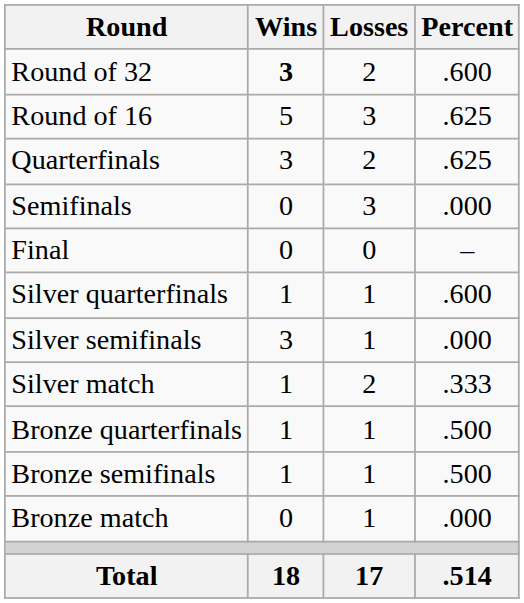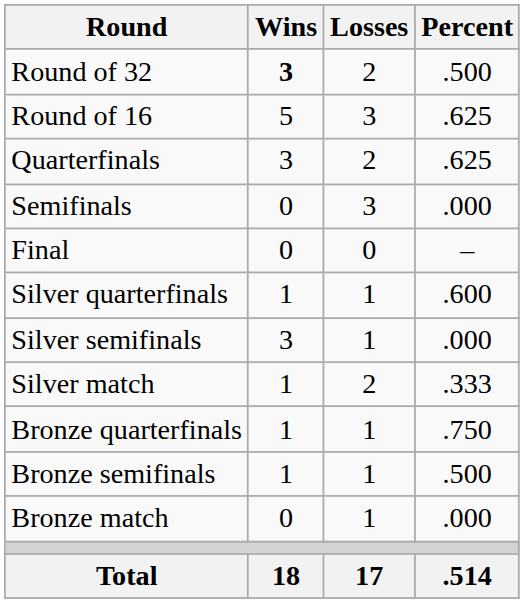(467, 71) .600 -> (467, 71) .500
(467, 428) .500 -> (467, 428) .750
